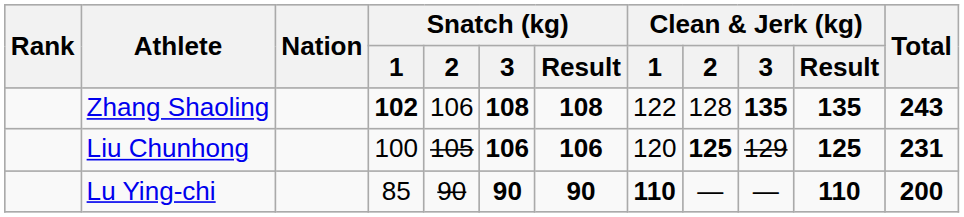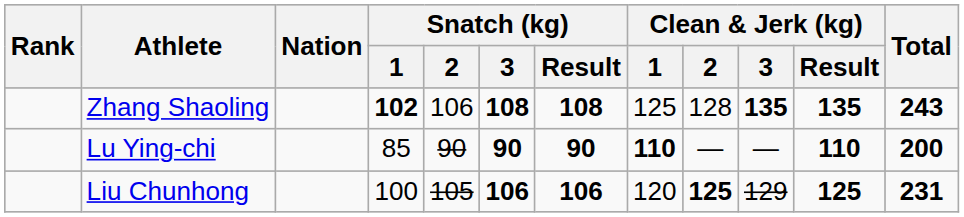(655, 107) 122 -> (655, 107) 125
rows swapped: (168, 149) <-> (151, 190)
